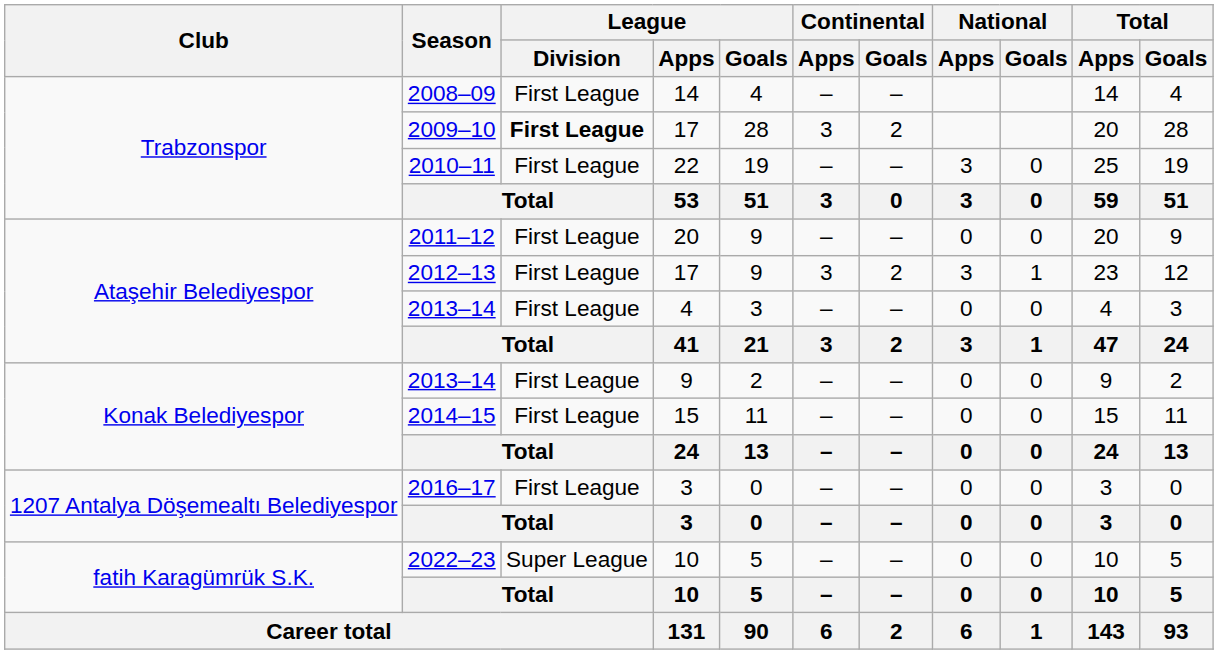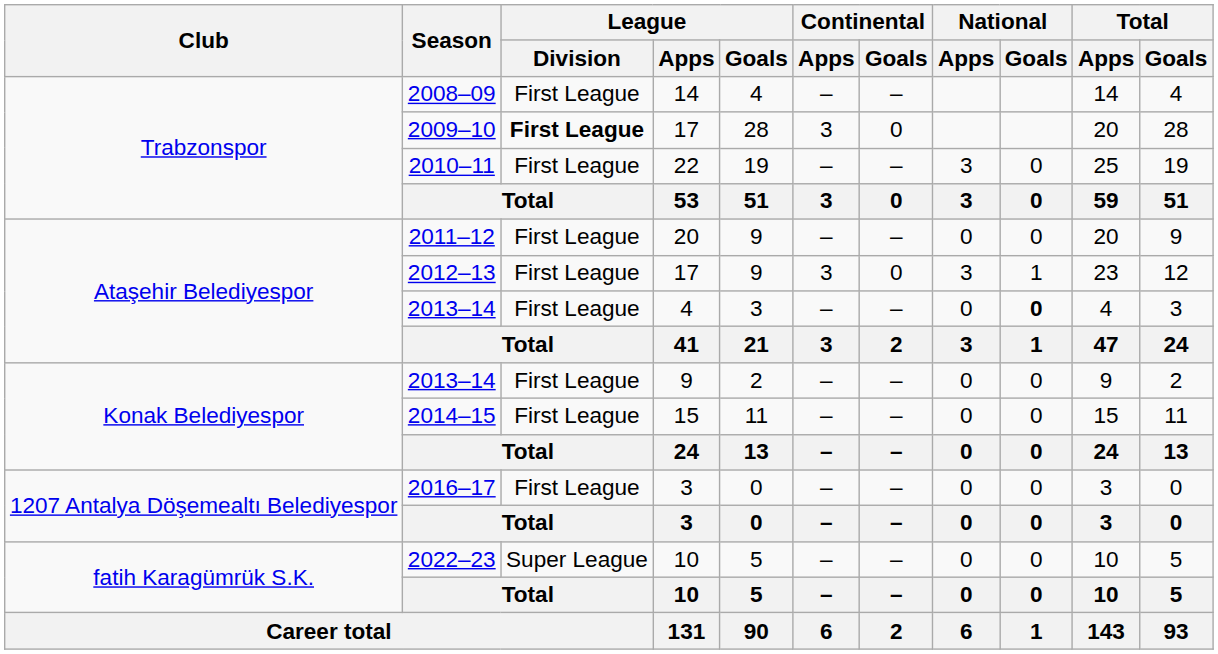(896, 129) 2 -> (896, 129) 0
(896, 272) 2 -> (896, 272) 0
(1036, 308) normal -> (1036, 308) bold
